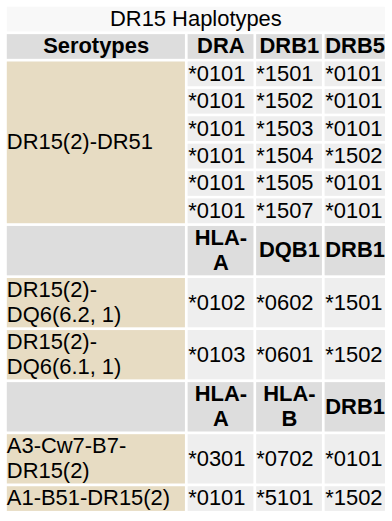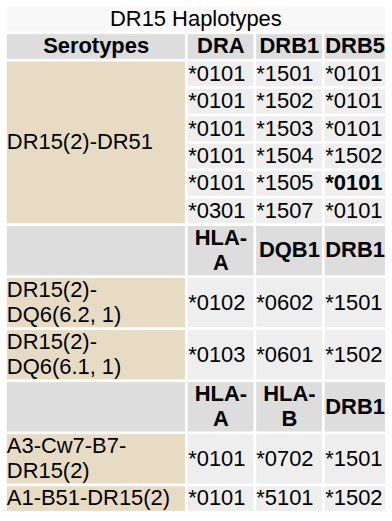(354, 183) normal -> (354, 183) bold
(217, 210) *0101 -> (217, 210) *0301
(217, 458) *0301 -> (217, 458) *0101
(354, 458) *0101 -> (354, 458) *1501
